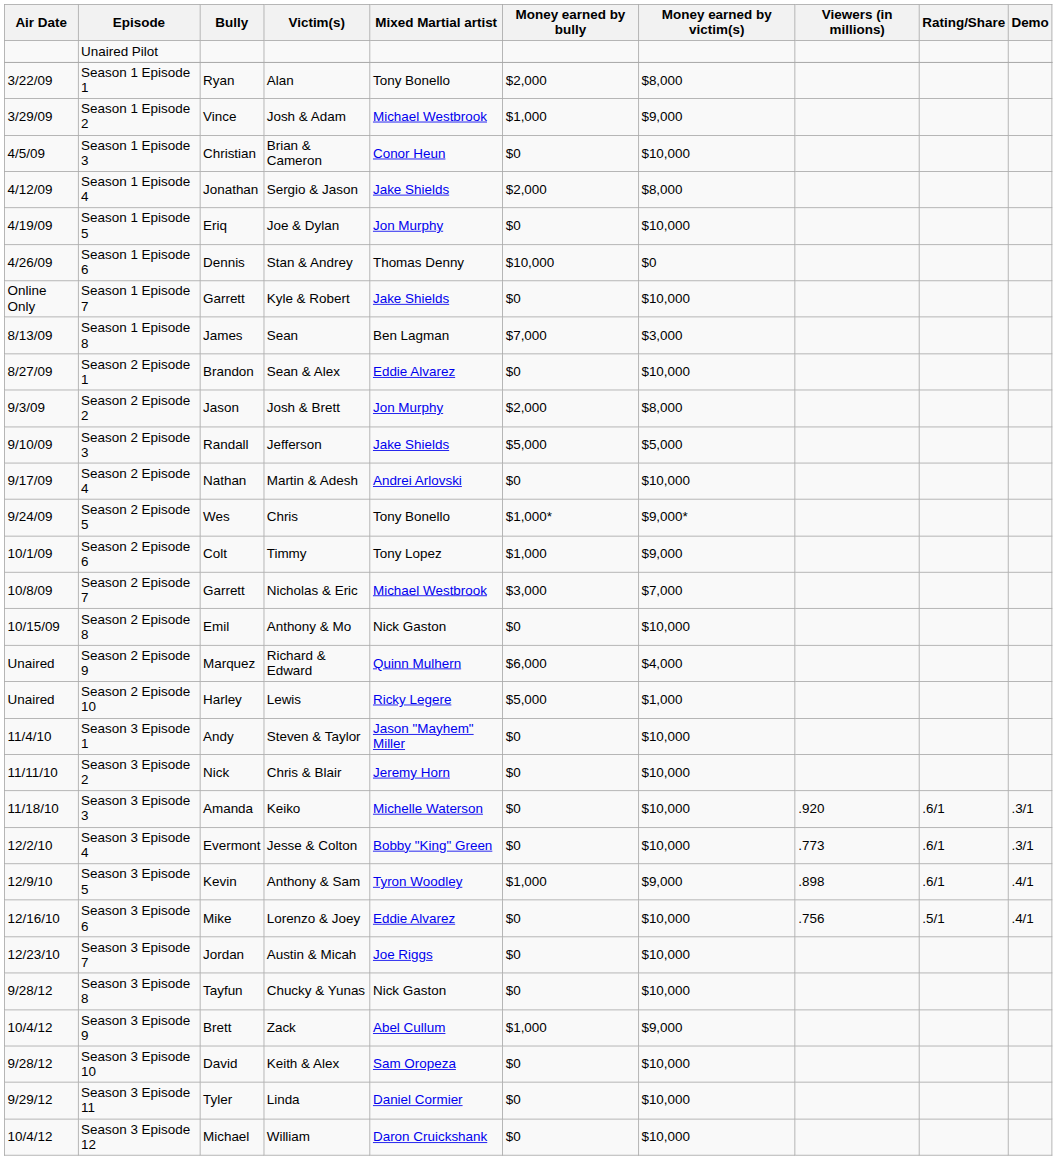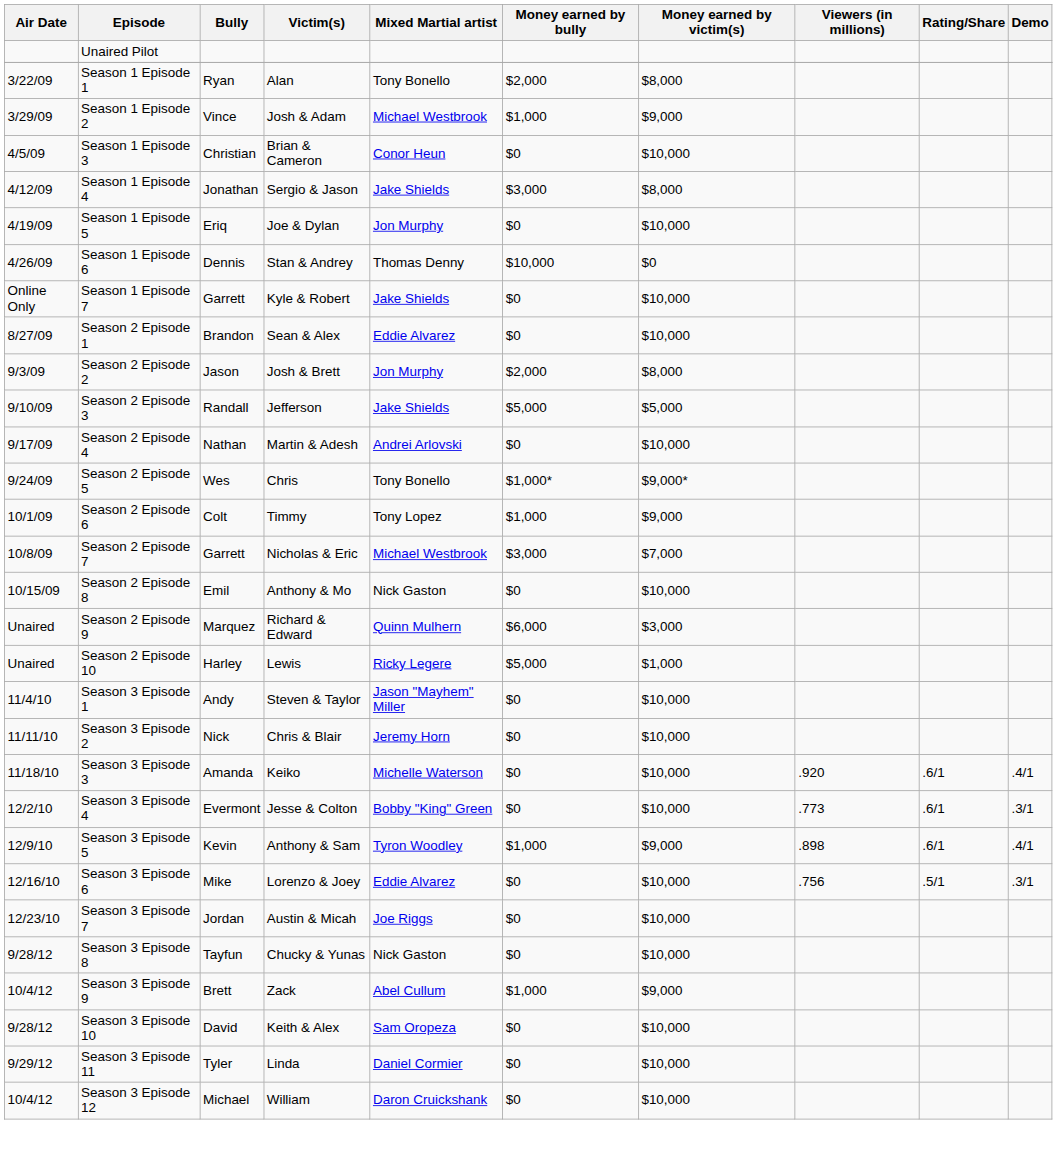(526, 189) $2,000 -> (526, 189) $3,000
- row: (136, 335)
(662, 663) $4,000 -> (662, 626) $3,000
(1023, 809) .3/1 -> (1023, 772) .4/1
(1023, 918) .4/1 -> (1023, 882) .3/1
